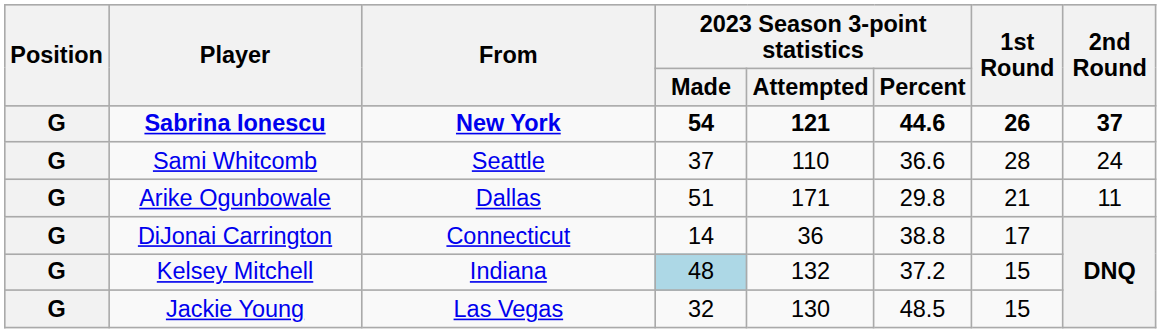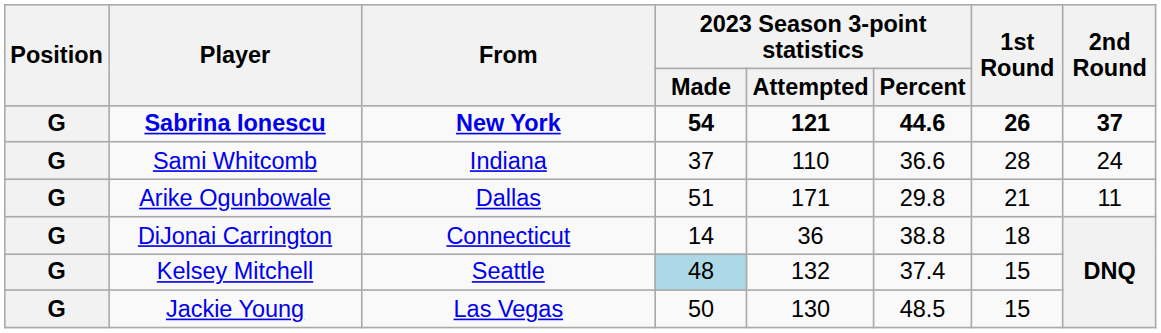(508, 161) Seattle -> (508, 161) Indiana
(1017, 235) 17 -> (1017, 235) 18
(508, 272) Indiana -> (508, 272) Seattle
(923, 272) 37.2 -> (923, 272) 37.4
(701, 309) 32 -> (701, 309) 50
